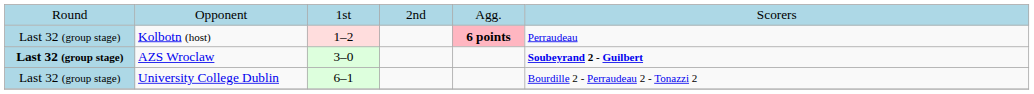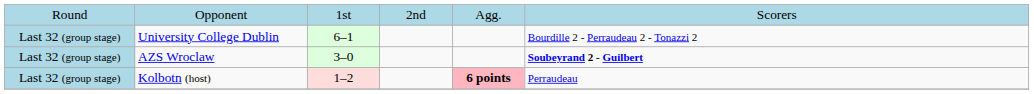rows swapped: (209, 78) <-> (174, 36)
(70, 57) bold -> (70, 57) normal
